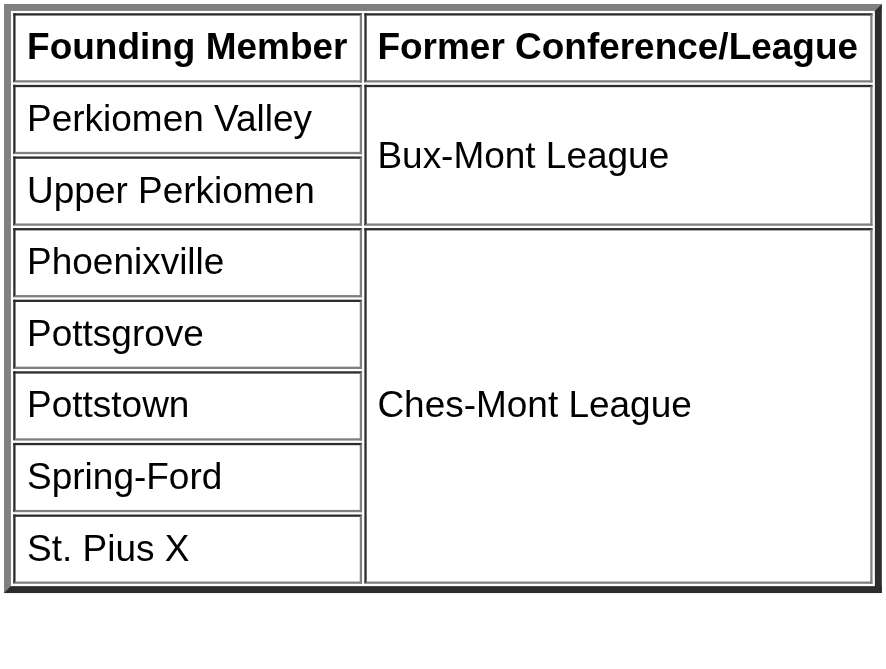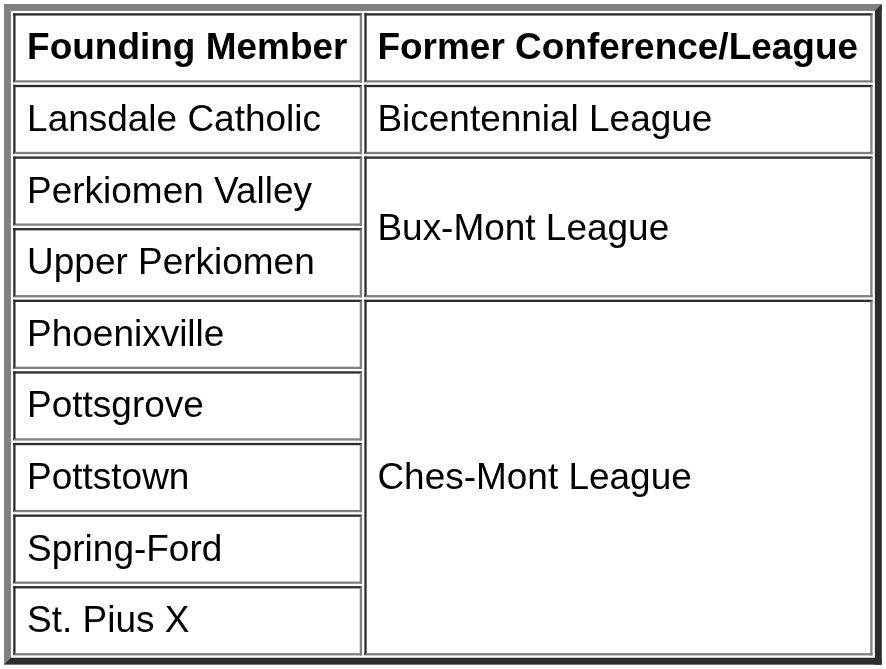+ row: (174, 118)
